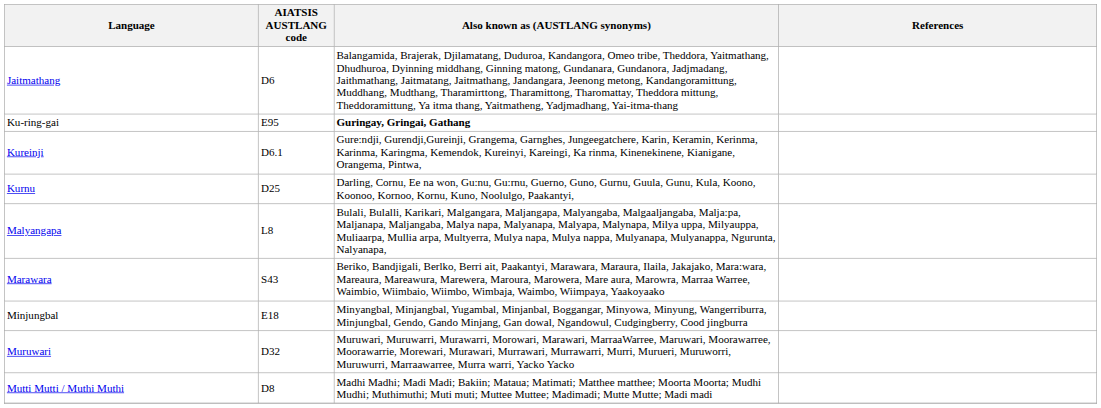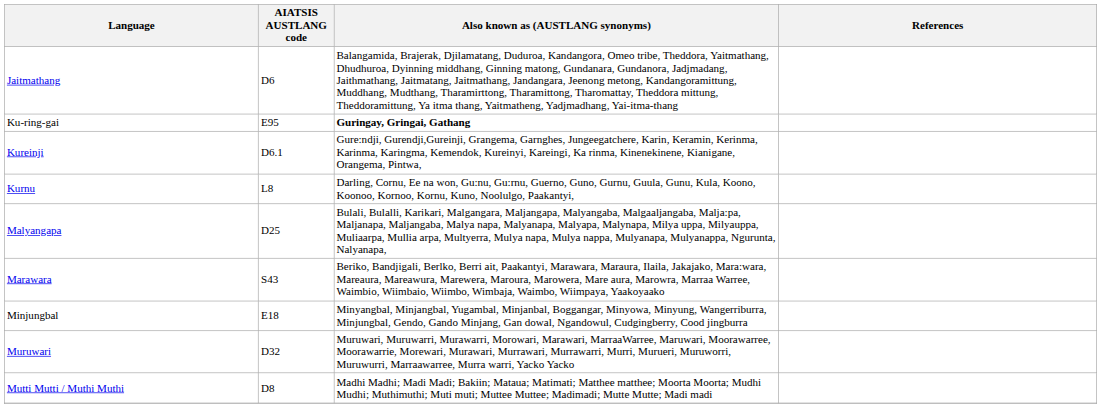(271, 188) D25 -> (267, 188) L8
(267, 231) L8 -> (271, 231) D25
